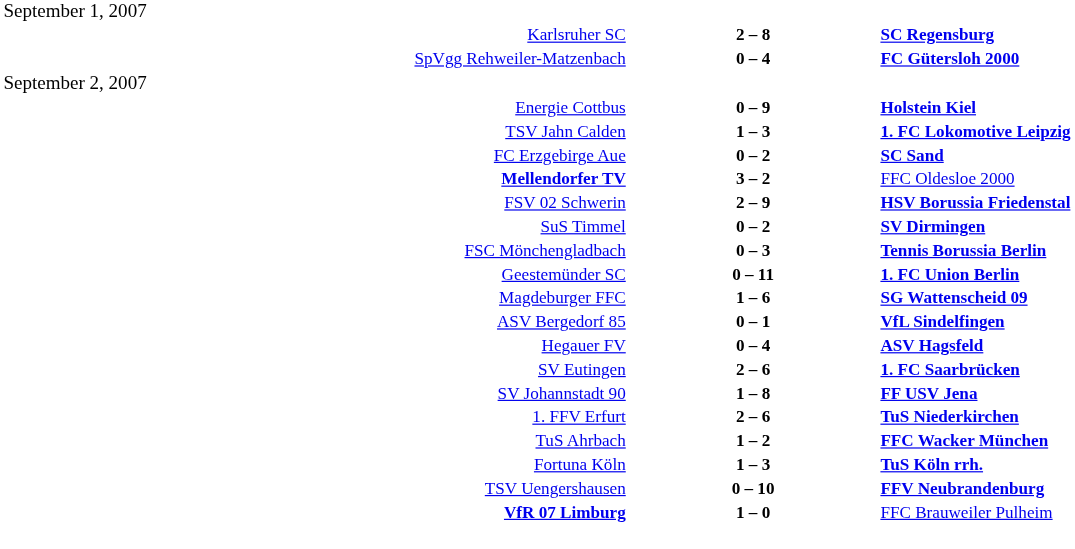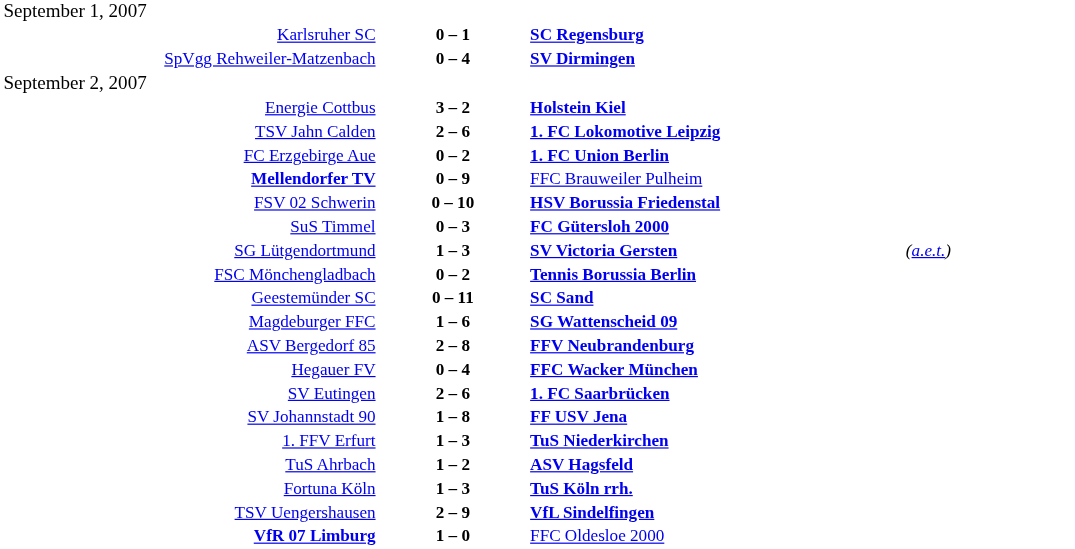(753, 34) 2 – 8 -> (453, 34) 0 – 1
(950, 58) FC Gütersloh 2000 -> (583, 58) SV Dirmingen
(753, 107) 0 – 9 -> (453, 107) 3 – 2
(753, 131) 1 – 3 -> (453, 131) 2 – 6
(912, 155) SC Sand -> (600, 155) 1. FC Union Berlin
(753, 178) 3 – 2 -> (453, 178) 0 – 9
(947, 178) FFC Oldesloe 2000 -> (616, 178) FFC Brauweiler Pulheim
(753, 202) 2 – 9 -> (453, 202) 0 – 10
(753, 226) 0 – 2 -> (453, 226) 0 – 3
(933, 226) SV Dirmingen -> (600, 226) FC Gütersloh 2000
+ row: (305, 250)
(753, 250) 0 – 3 -> (453, 274) 0 – 2
(950, 274) 1. FC Union Berlin -> (562, 297) SC Sand
(753, 321) 0 – 1 -> (453, 345) 2 – 8
(943, 321) VfL Sindelfingen -> (612, 345) FFV Neubrandenburg
(932, 345) ASV Hagsfeld -> (614, 369) FFC Wacker München
(753, 416) 2 – 6 -> (453, 440) 1 – 3
(964, 440) FFC Wacker München -> (582, 464) ASV Hagsfeld
(753, 488) 0 – 10 -> (453, 512) 2 – 9
(962, 488) FFV Neubrandenburg -> (592, 512) VfL Sindelfingen
(967, 512) FFC Brauweiler Pulheim -> (597, 535) FFC Oldesloe 2000
